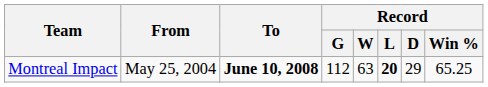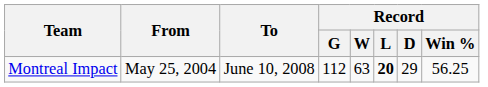(271, 69) bold -> (269, 69) normal
(454, 69) 65.25 -> (450, 69) 56.25
